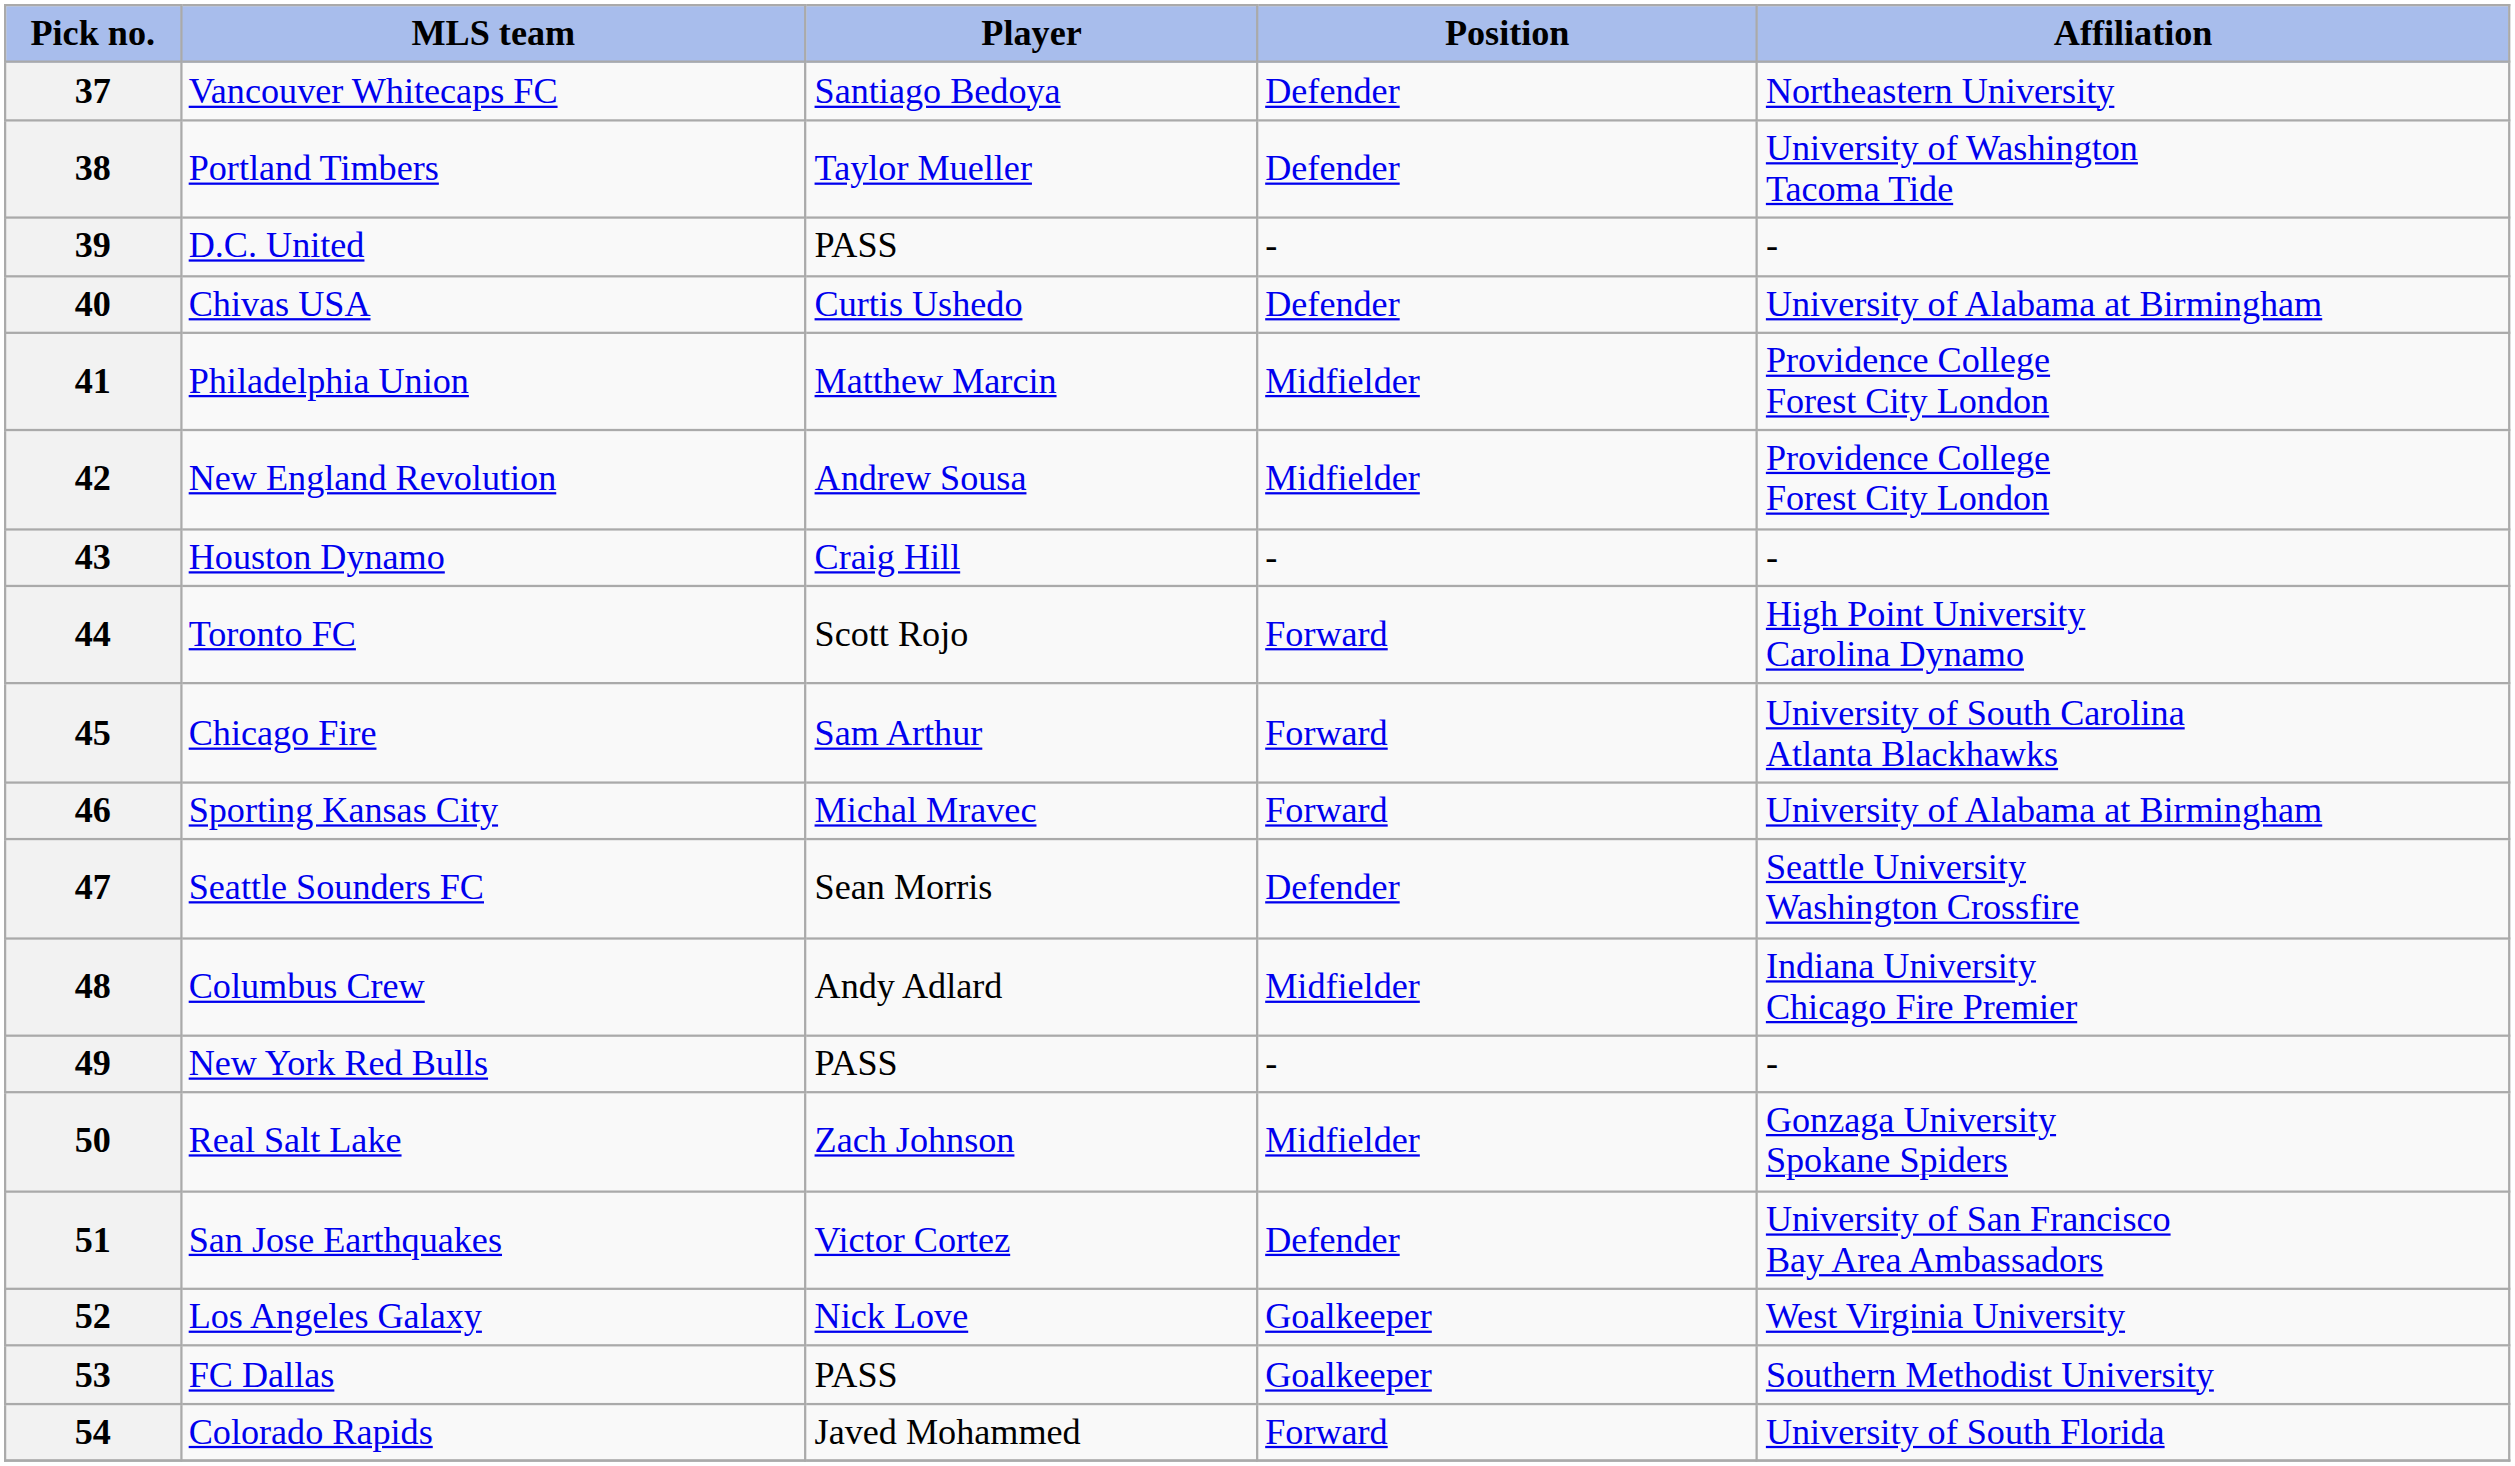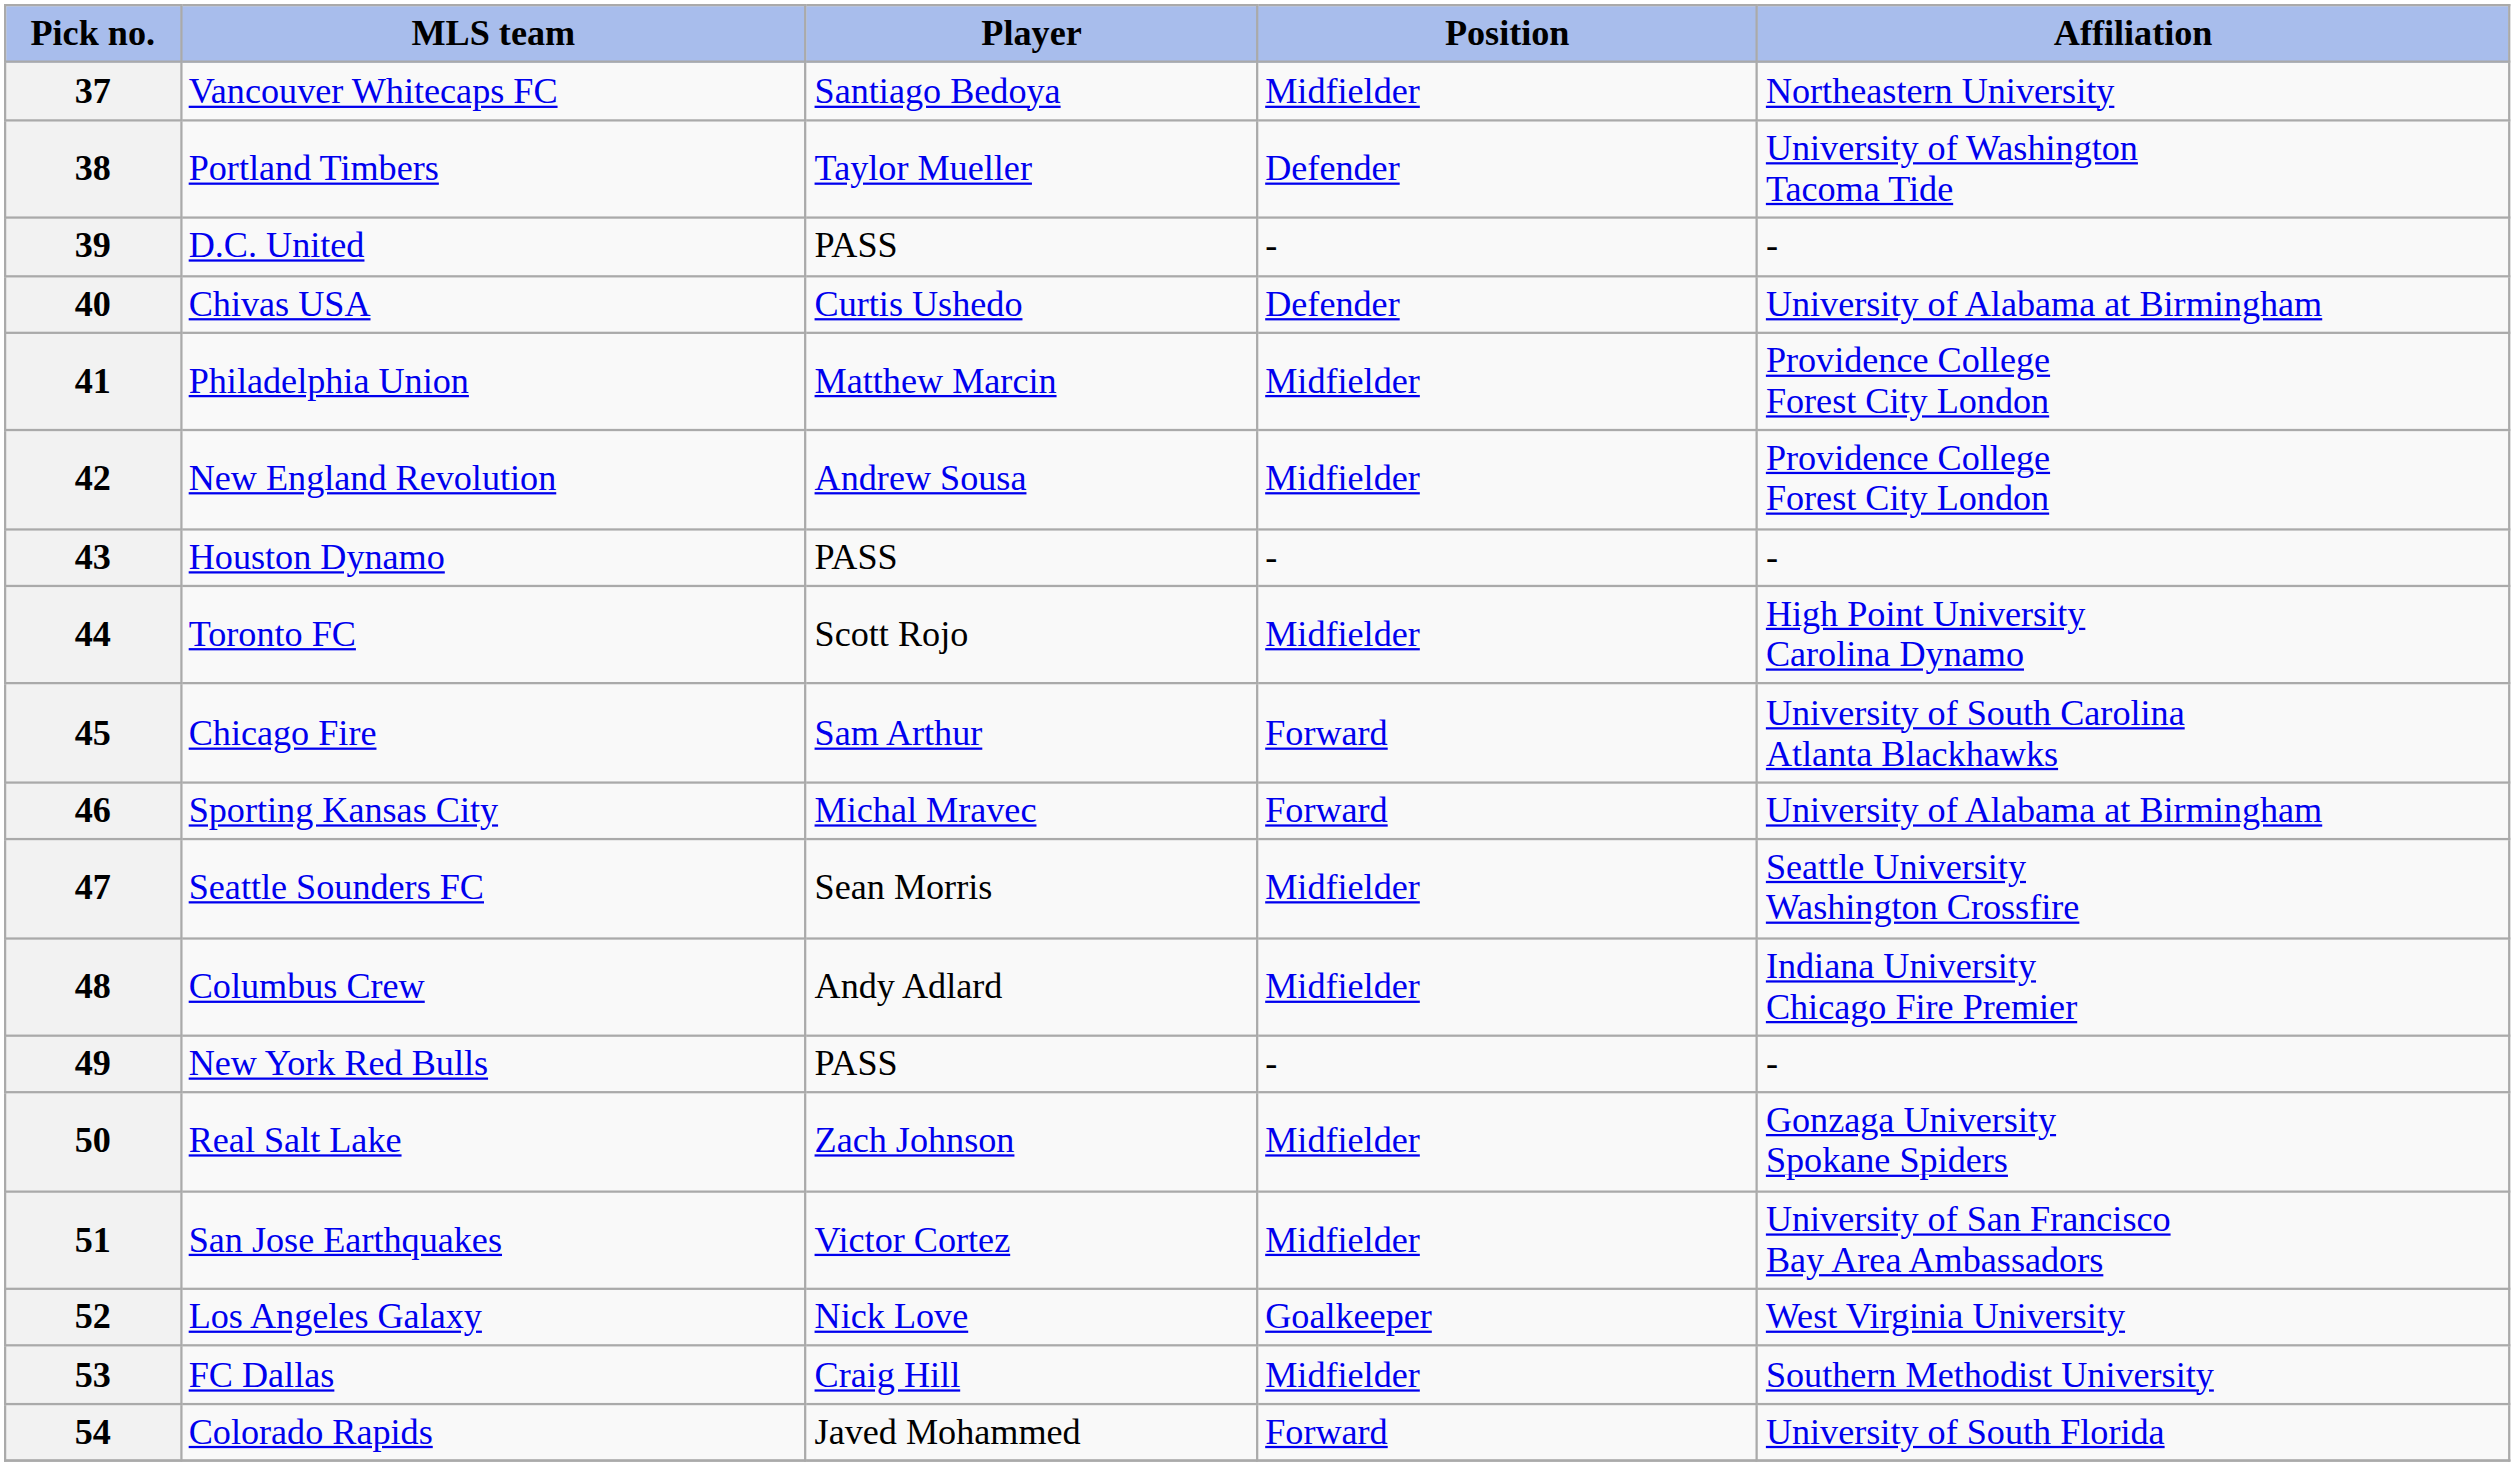(1332, 90) Defender -> (1343, 90) Midfielder
(887, 556) Craig Hill -> (856, 556) PASS
(1326, 634) Forward -> (1343, 634) Midfielder
(1332, 887) Defender -> (1343, 887) Midfielder
(1332, 1239) Defender -> (1343, 1239) Midfielder
(856, 1374) PASS -> (887, 1374) Craig Hill
(1349, 1374) Goalkeeper -> (1343, 1374) Midfielder
